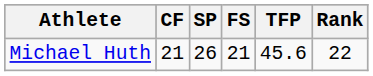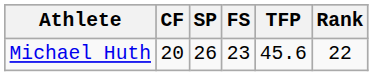(172, 54) 21 -> (172, 54) 20
(238, 54) 21 -> (238, 54) 23
